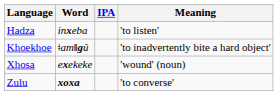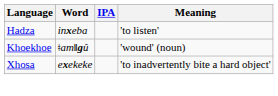(195, 47) 'to inadvertently bite a hard object' -> (153, 47) 'wound' (noun)
(153, 64) 'wound' (noun) -> (195, 64) 'to inadvertently bite a hard object'
- row: (17, 82)
